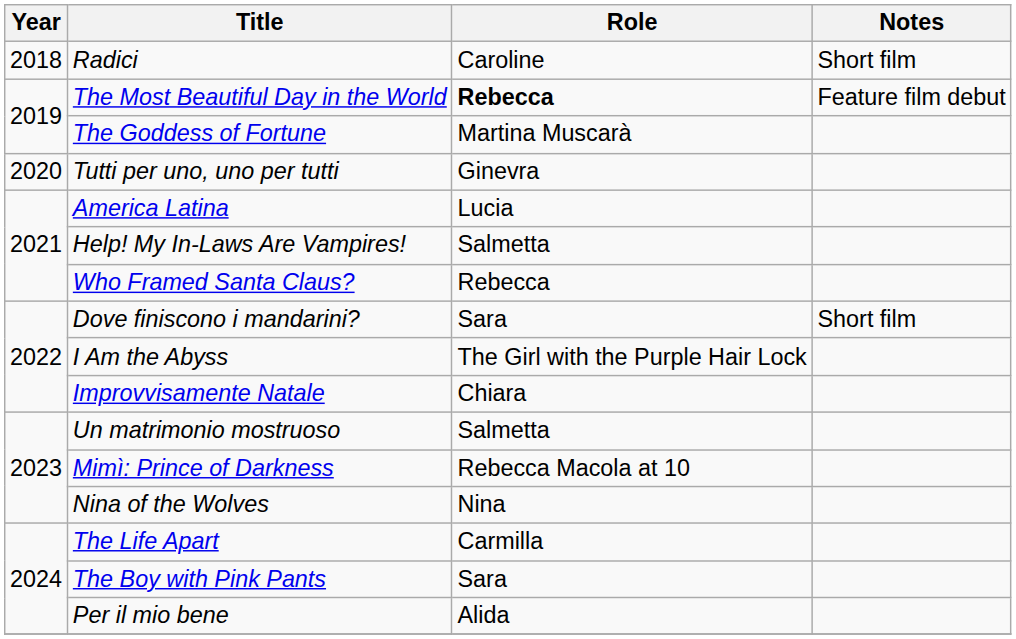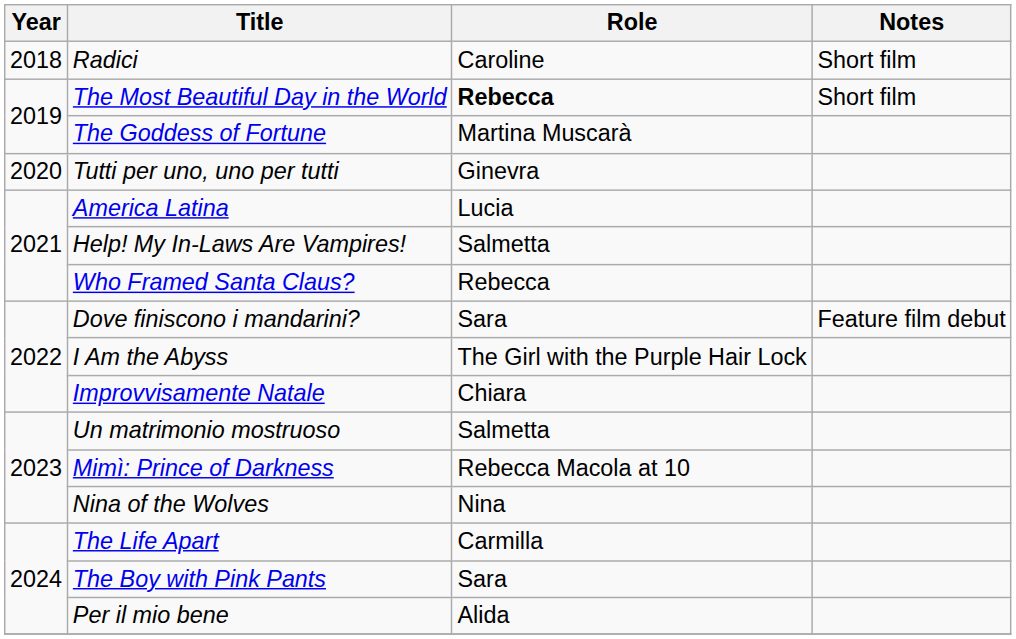(912, 97) Feature film debut -> (867, 97) Short film
(867, 319) Short film -> (912, 319) Feature film debut
